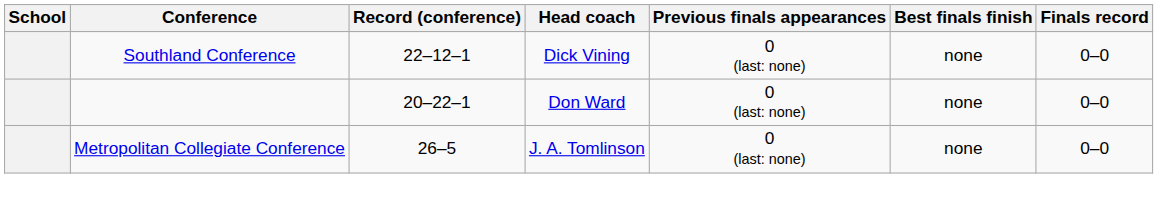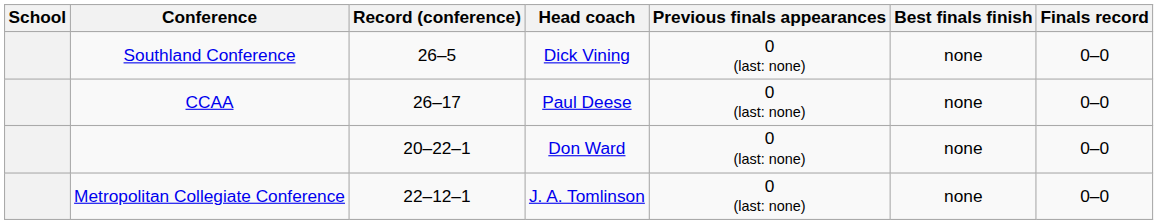(437, 55) 22–12–1 -> (437, 55) 26–5
+ row: (210, 102)
(437, 149) 26–5 -> (437, 195) 22–12–1
